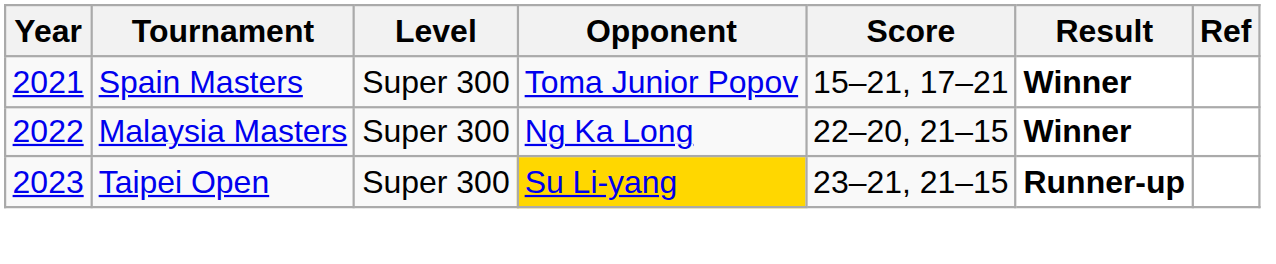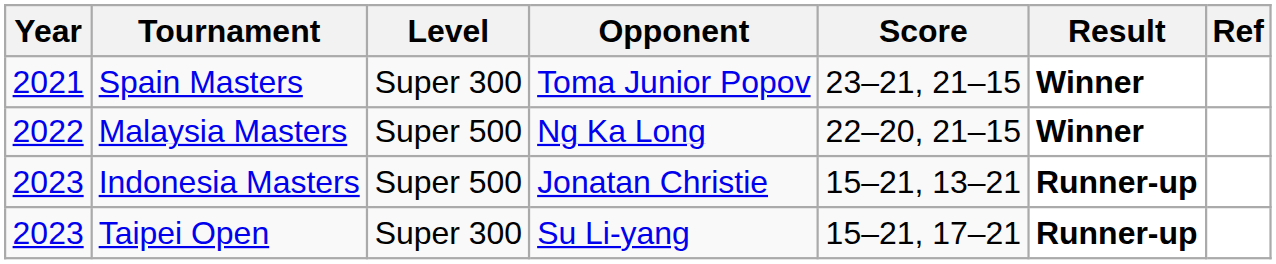(911, 81) 15–21, 17–21 -> (923, 81) 23–21, 21–15
(436, 132) Super 300 -> (448, 132) Super 500
+ row: (229, 182)
(601, 182) gold background -> (614, 233) no background
(911, 182) 23–21, 21–15 -> (923, 233) 15–21, 17–21
